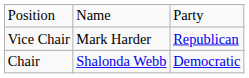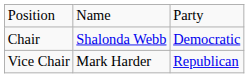rows swapped: (24, 61) <-> (39, 38)
